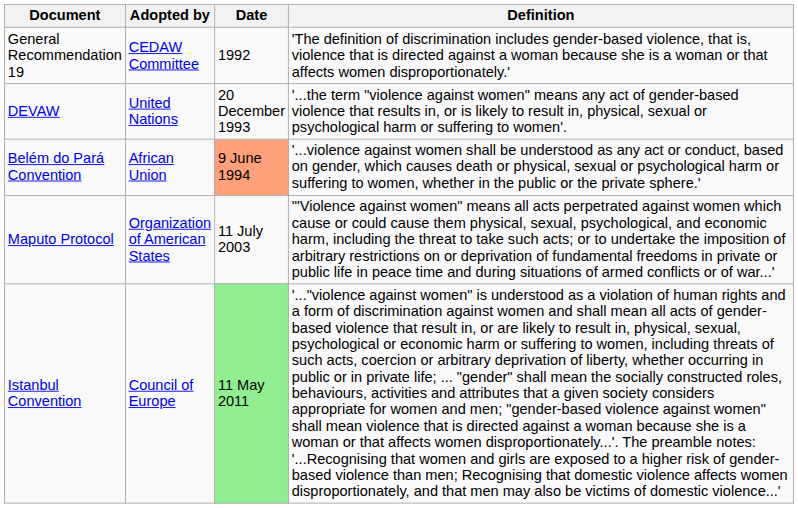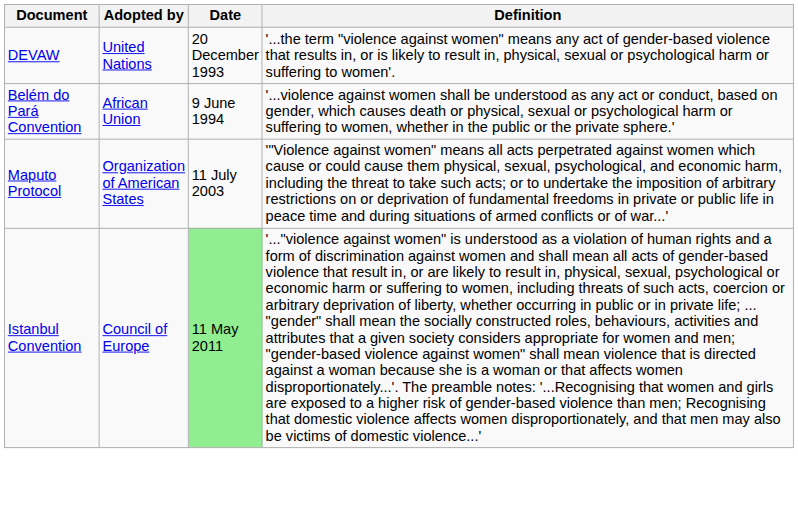- row: (65, 55)
(240, 167) lightsalmon background -> (214, 111) no background
